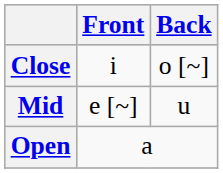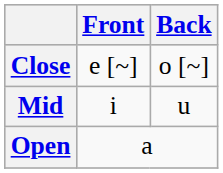(113, 65) i -> (113, 65) e [~]
(113, 106) e [~] -> (113, 106) i
